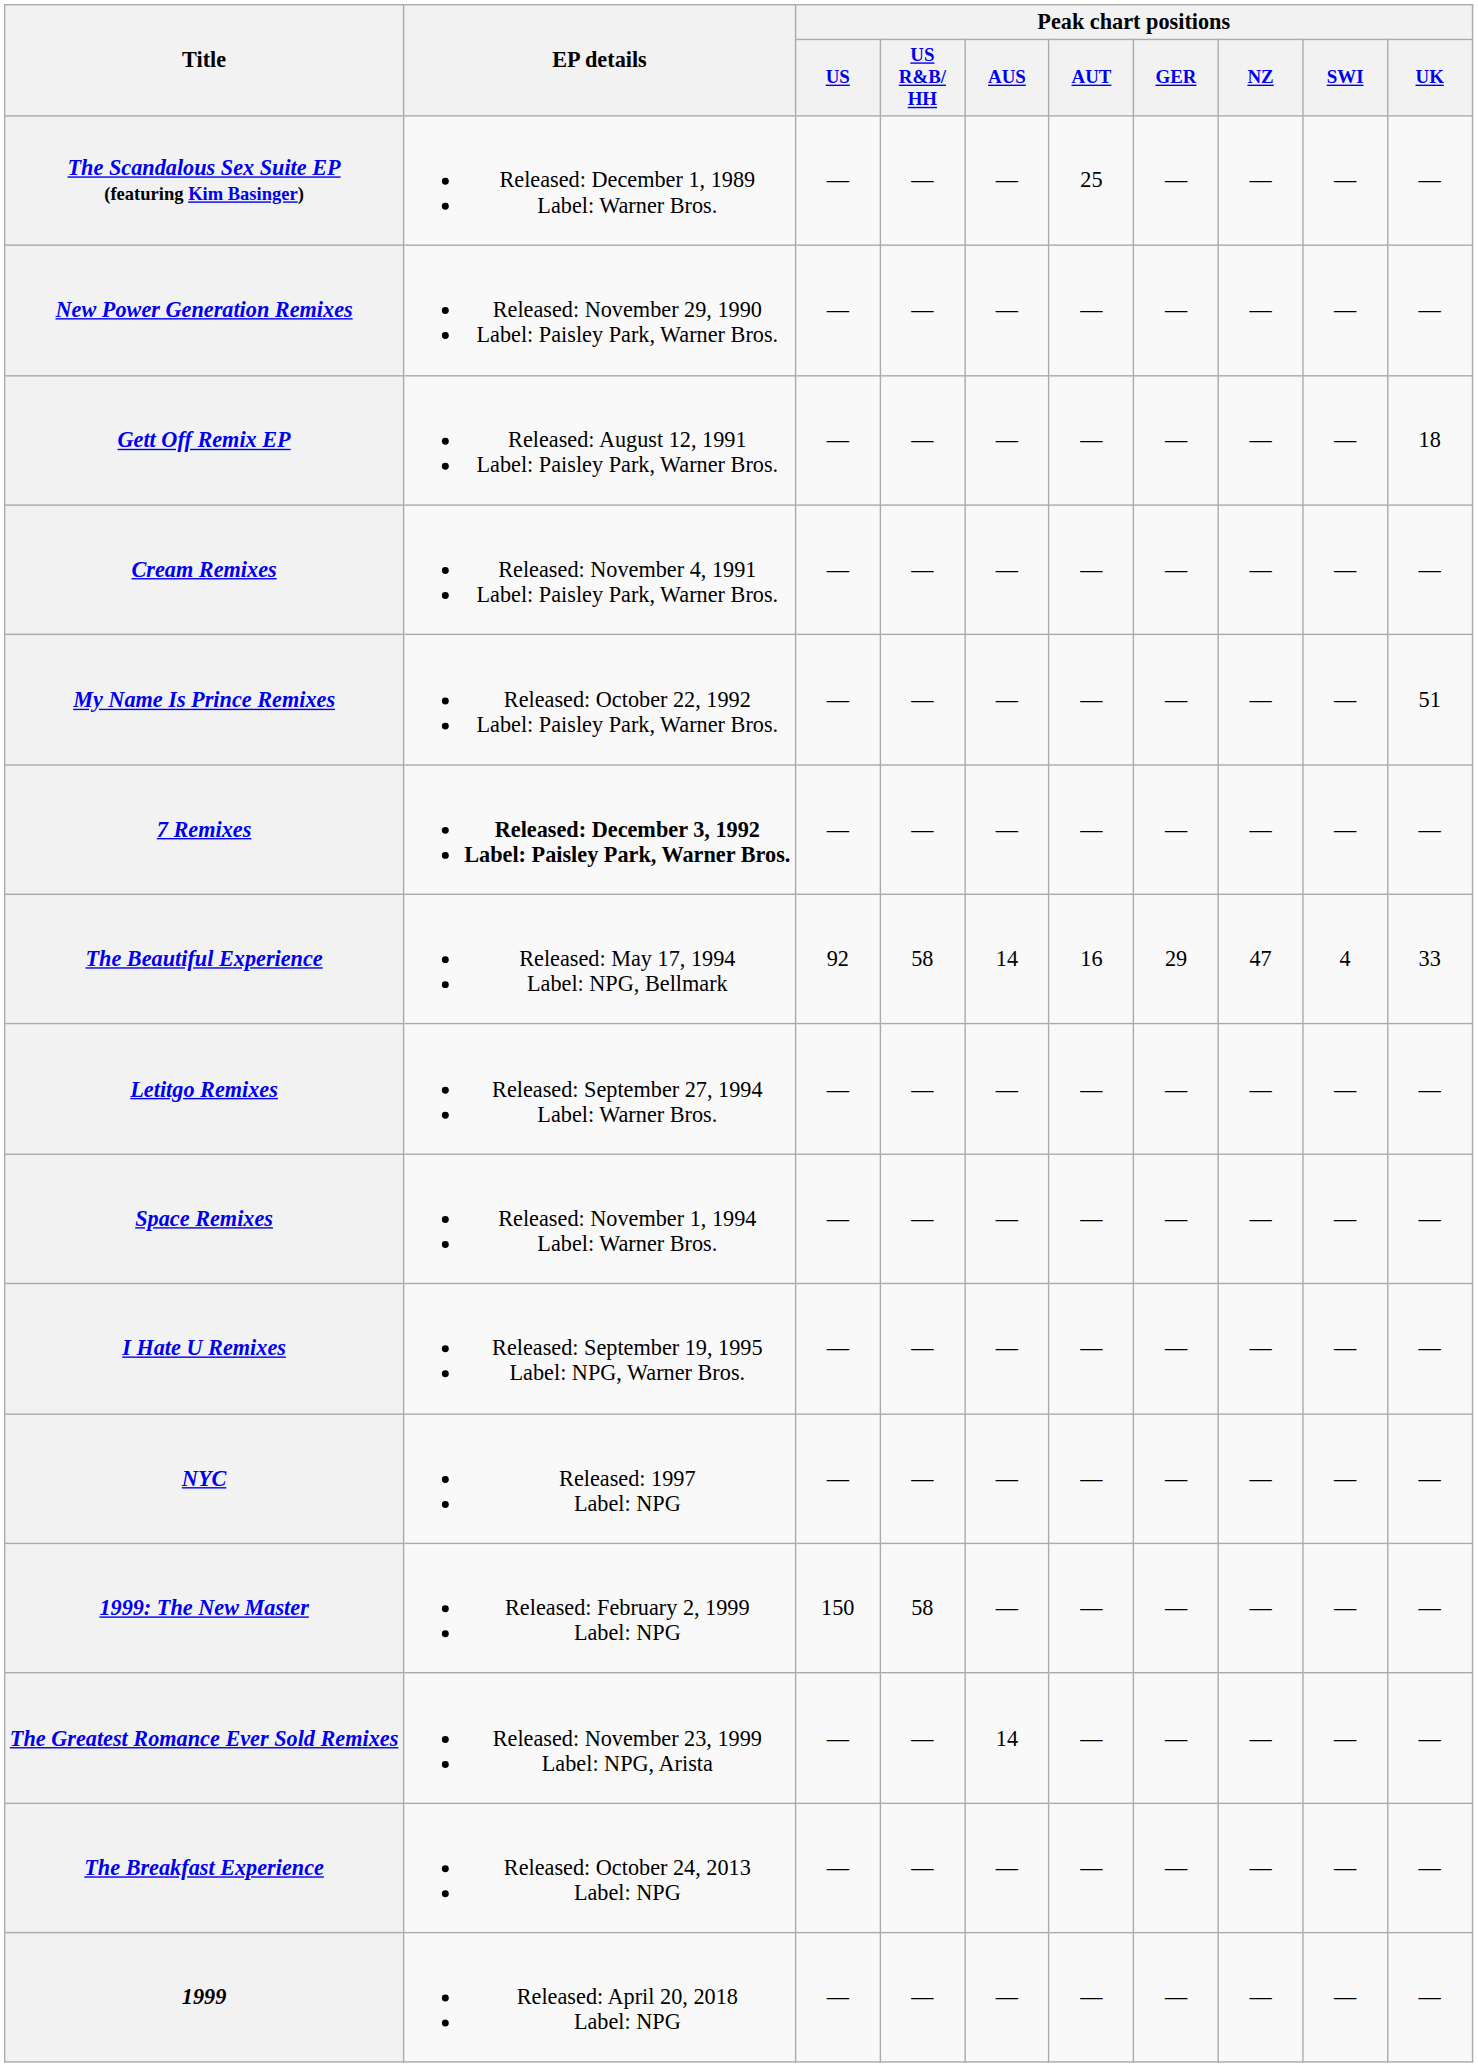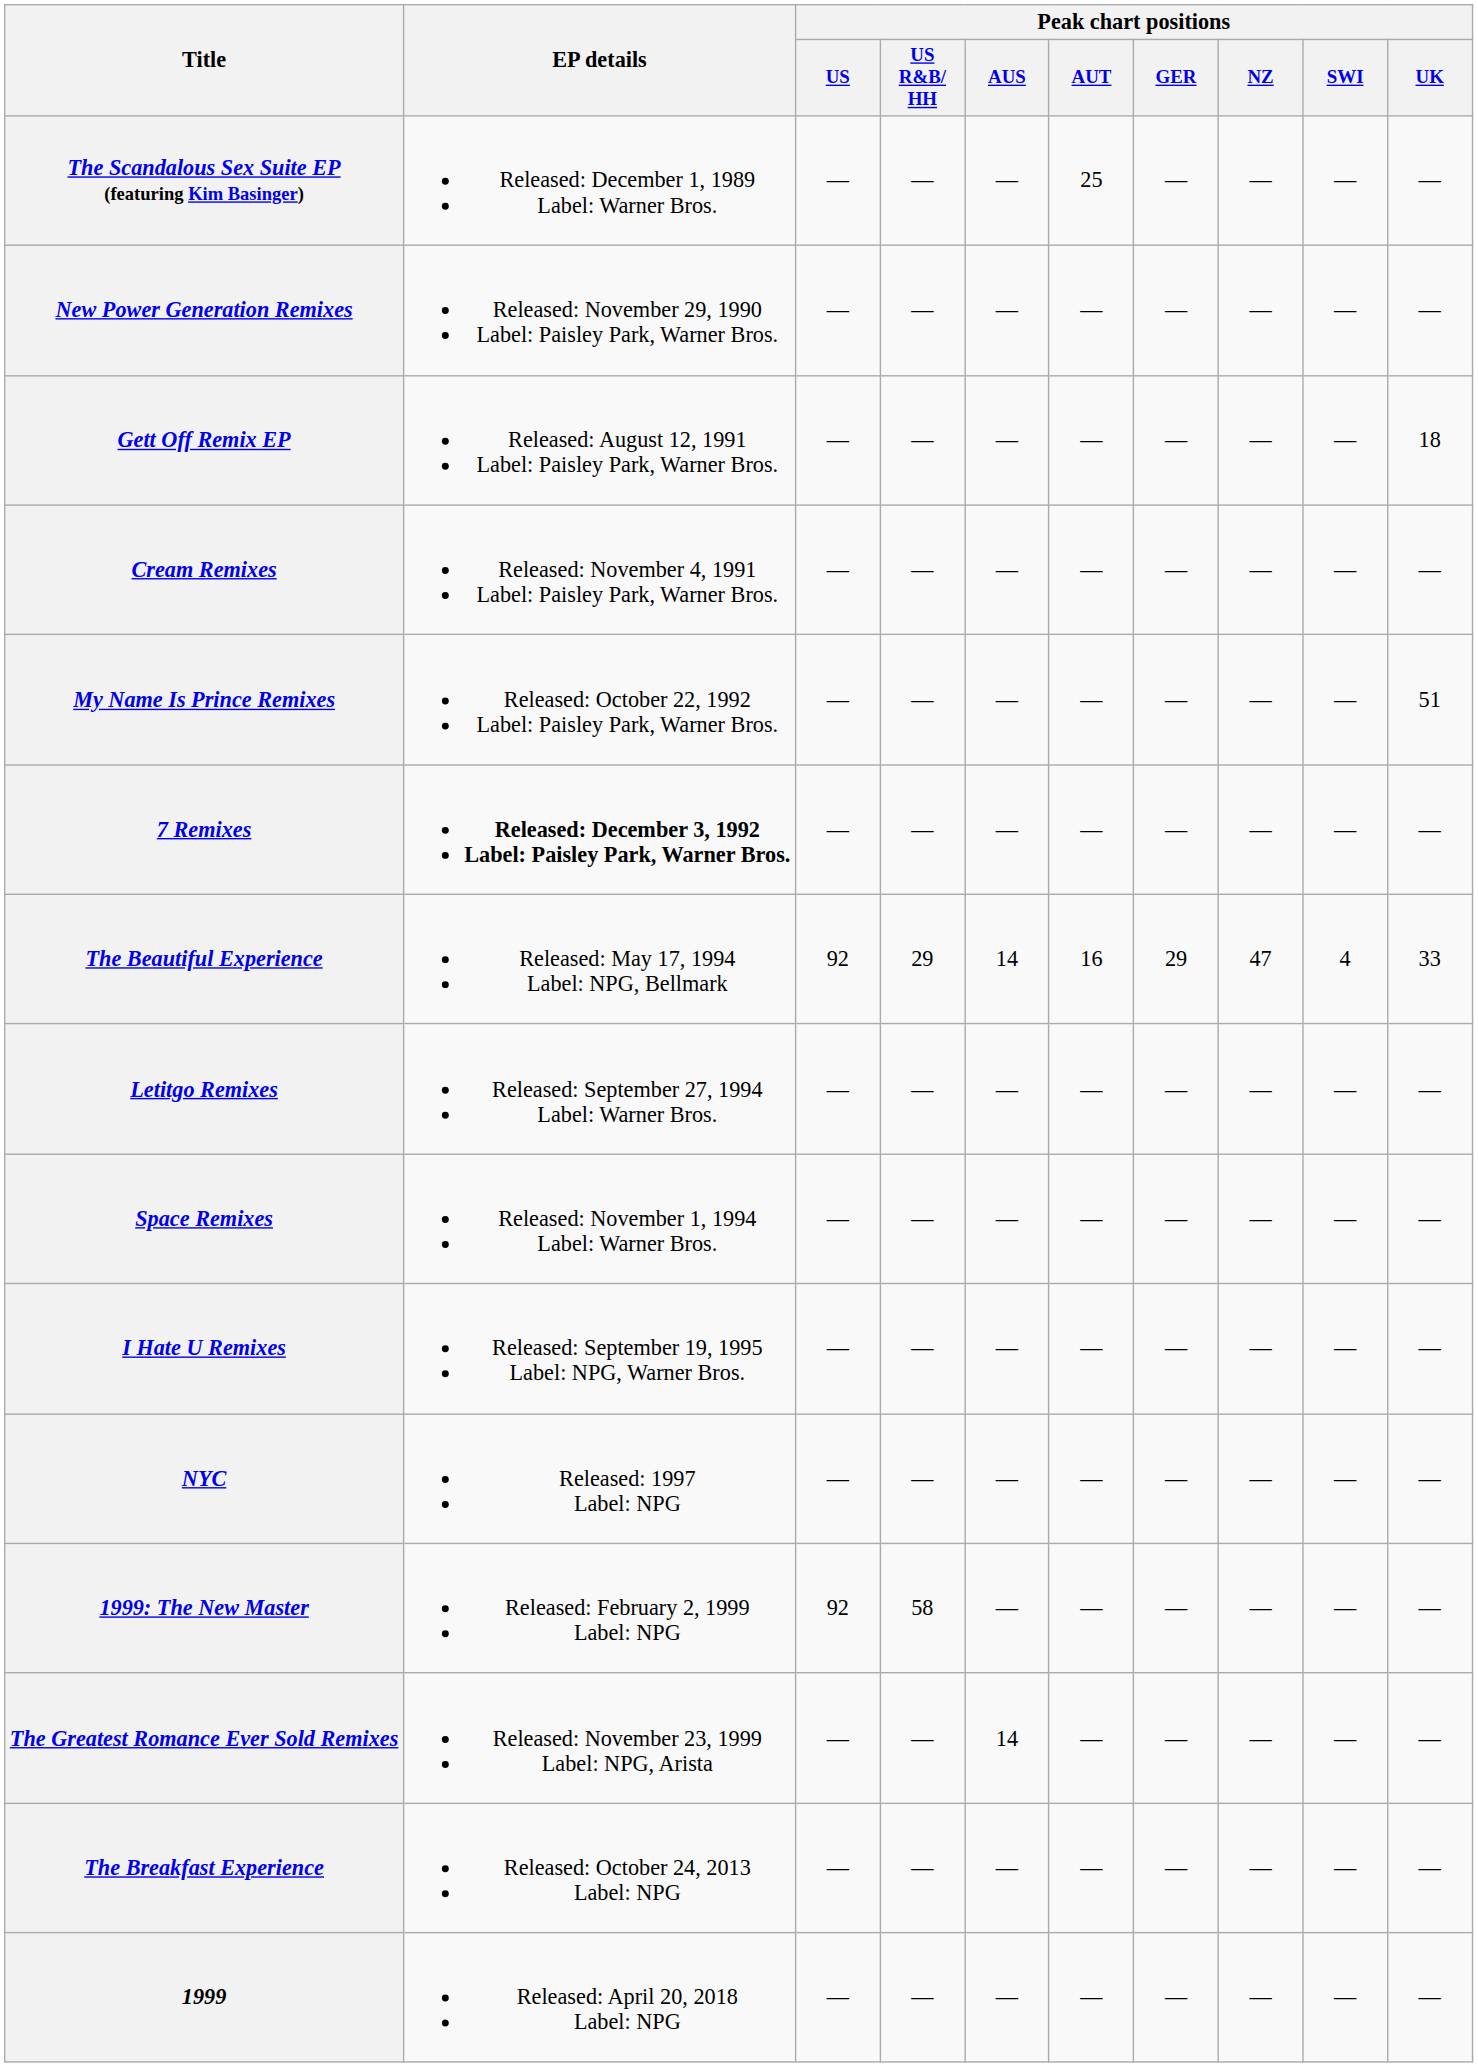(922, 959) 58 -> (922, 959) 29
(838, 1608) 150 -> (838, 1608) 92
